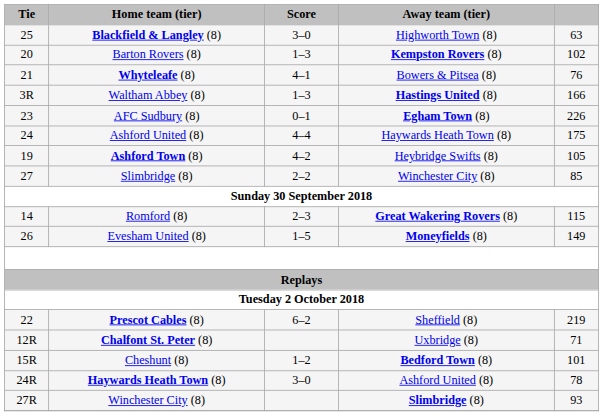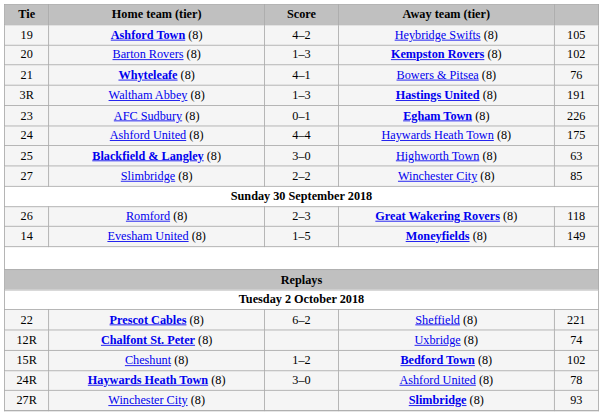rows swapped: (157, 156) <-> (157, 35)
(576, 95) 166 -> (576, 95) 191
(27, 216) 14 -> (27, 216) 26
(576, 216) 115 -> (576, 216) 118
(27, 237) 26 -> (27, 237) 14
(576, 320) 219 -> (576, 320) 221
(576, 340) 71 -> (576, 340) 74
(576, 360) 101 -> (576, 360) 102
